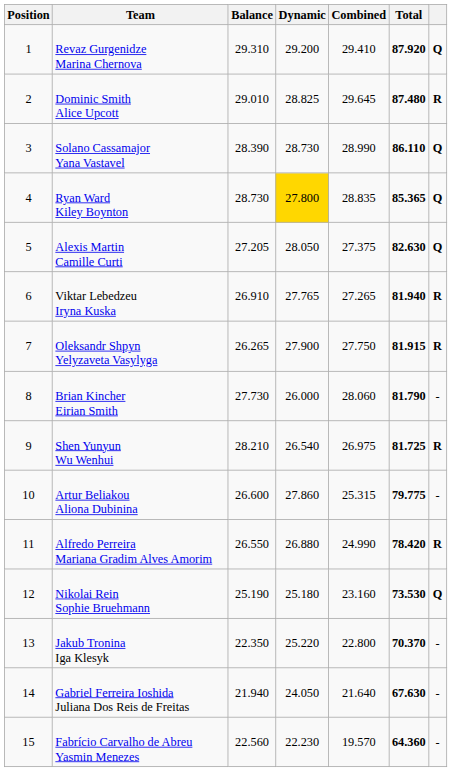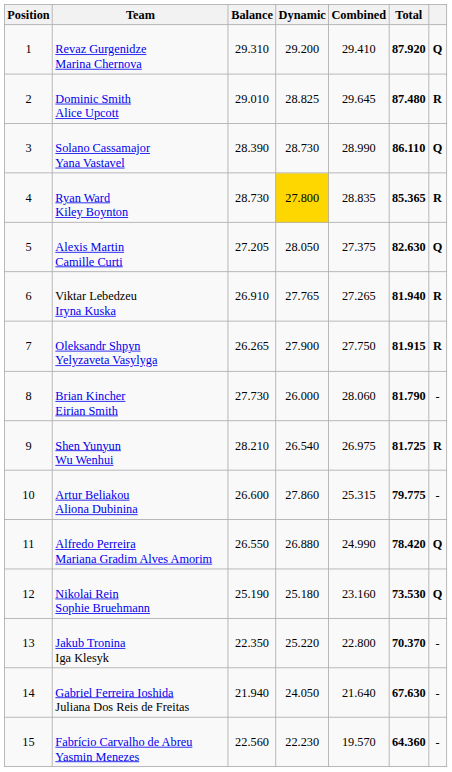(438, 198) Q -> (438, 198) R
(438, 544) R -> (438, 544) Q
